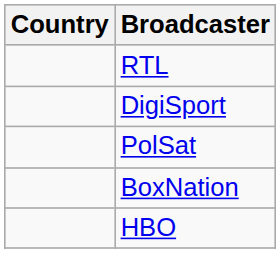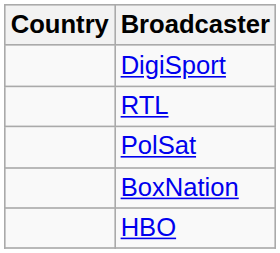rows swapped: (145, 65) <-> (173, 106)
